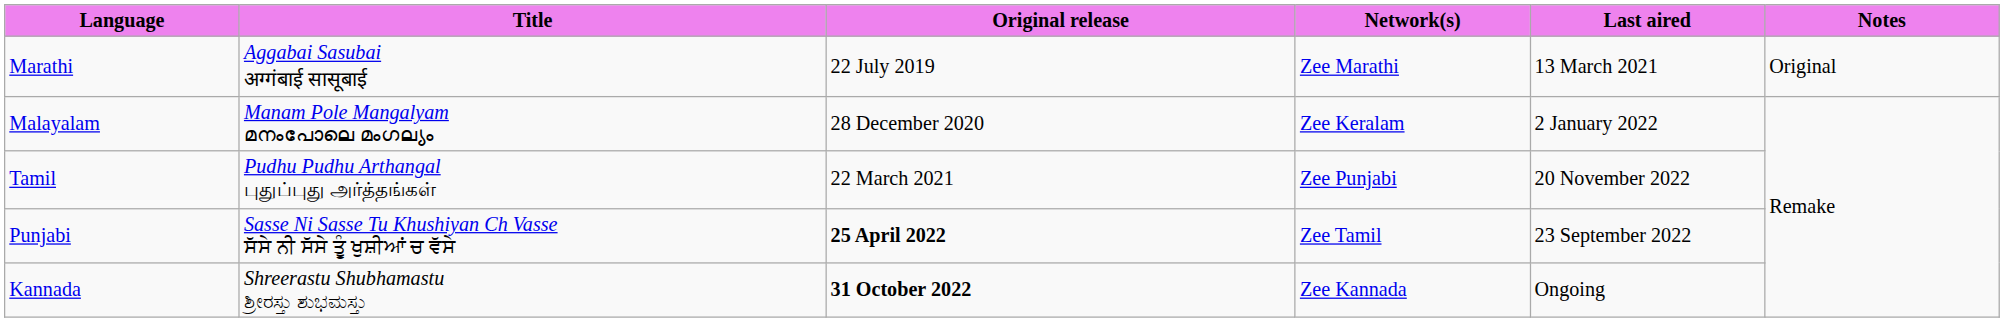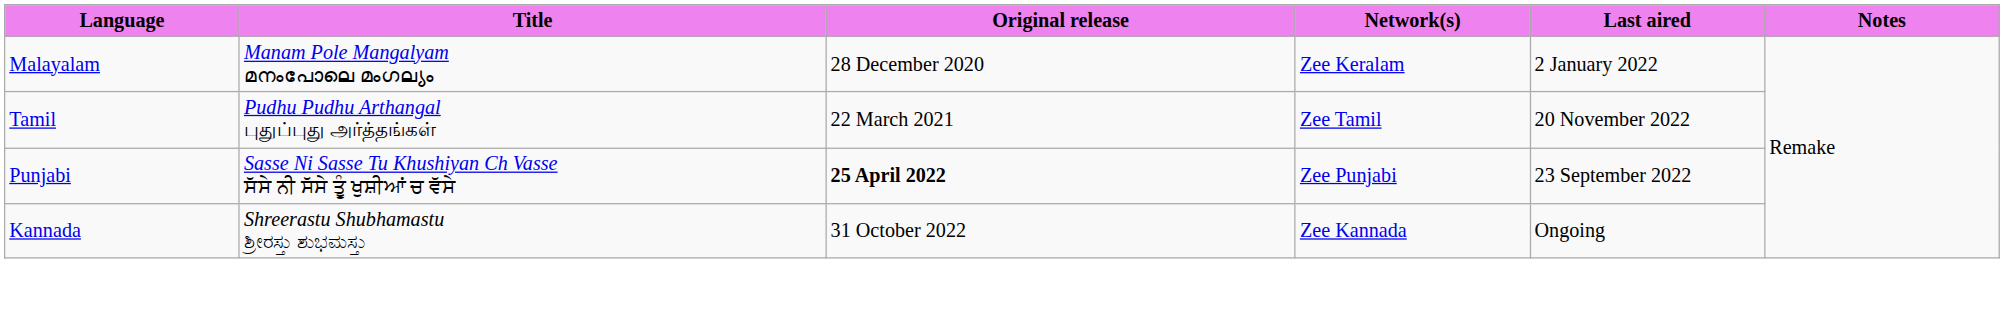- row: (41, 66)
(1348, 179) Zee Punjabi -> (1341, 119) Zee Tamil
(1341, 235) Zee Tamil -> (1348, 175) Zee Punjabi
(901, 289) bold -> (898, 230) normal
